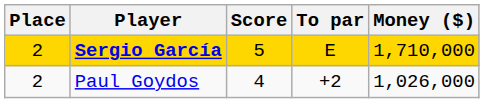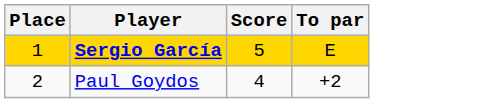- column: (424, 20)
(37, 51) 2 -> (37, 51) 1
